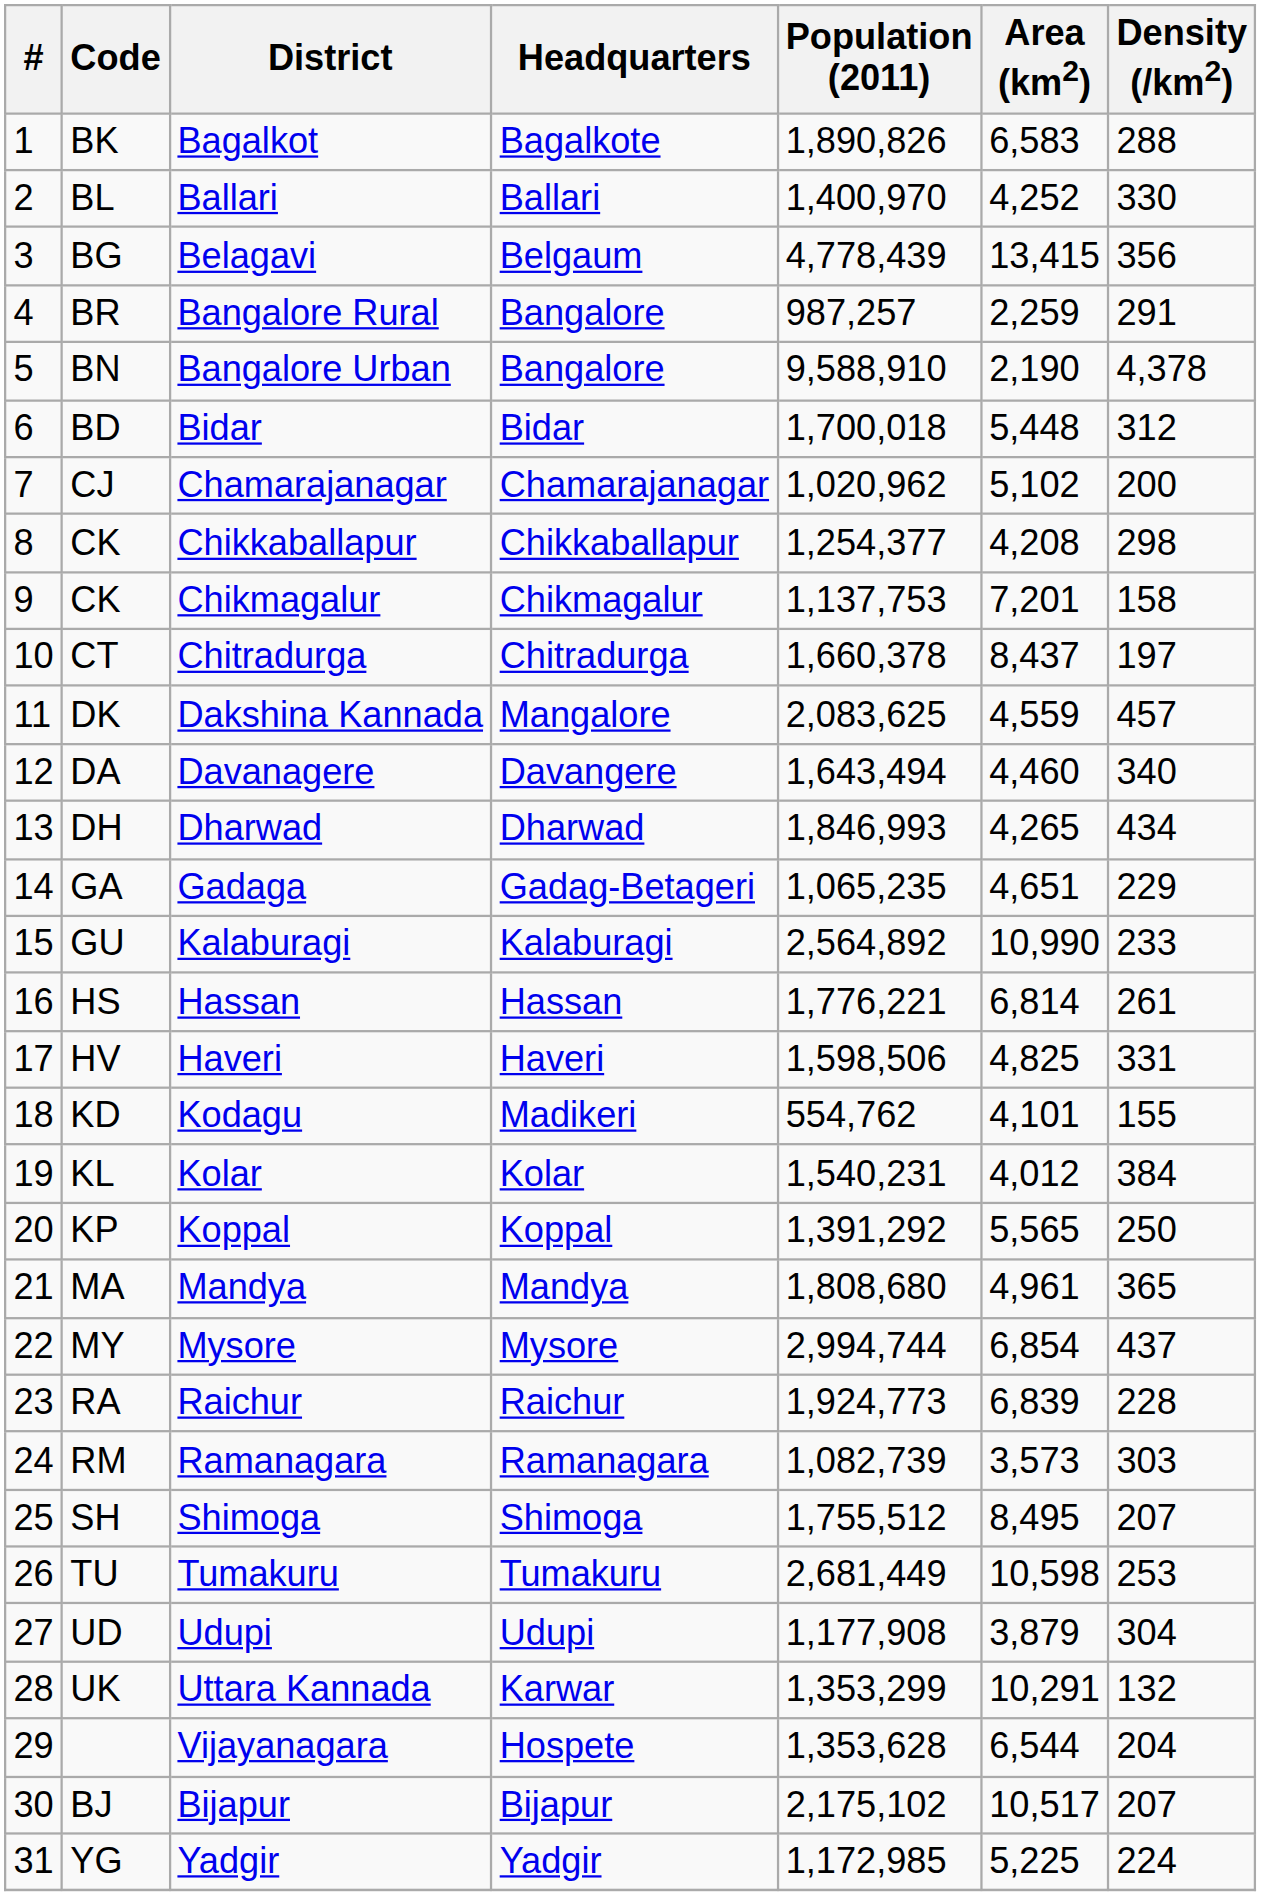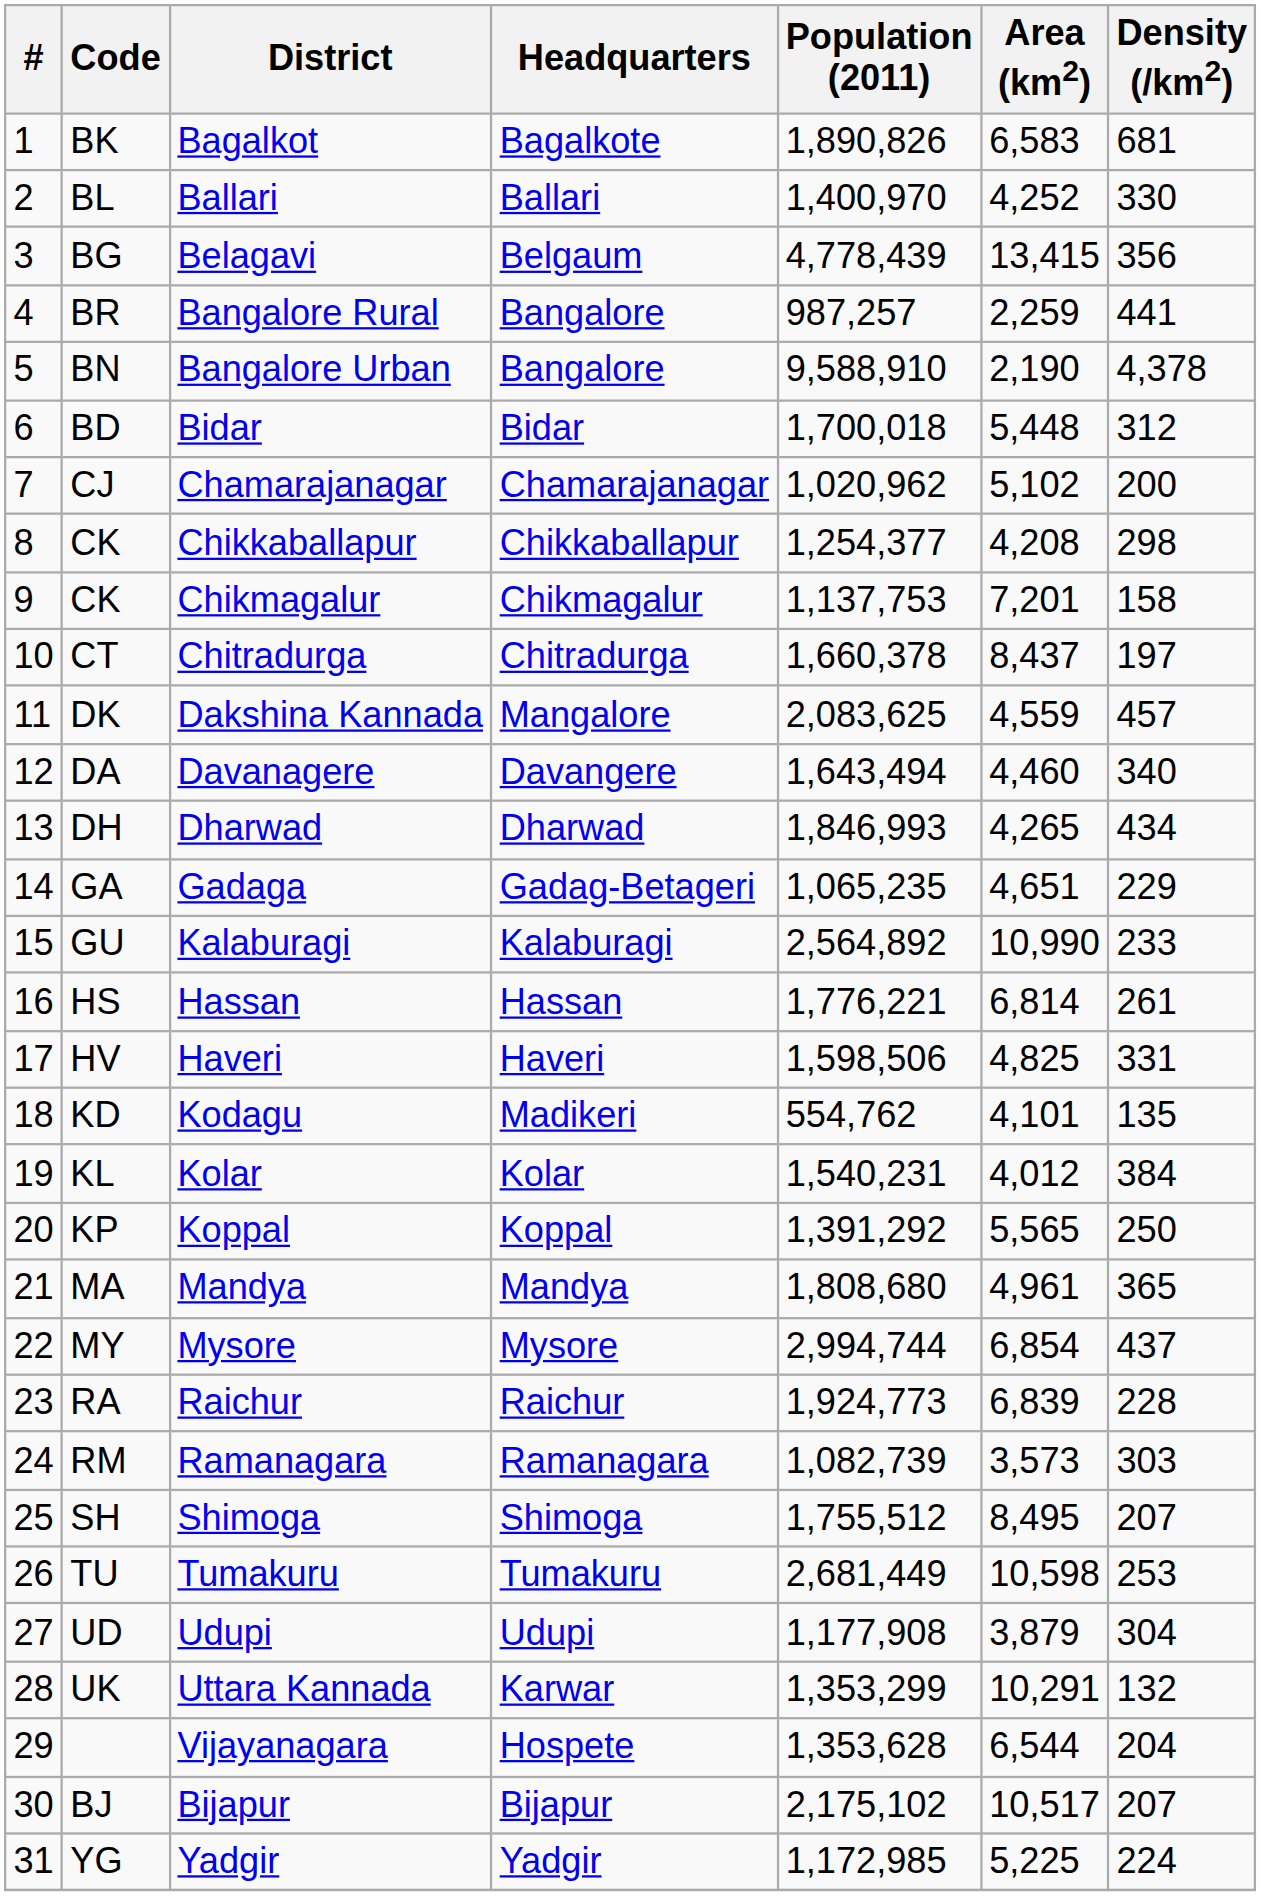(1147, 140) 288 -> (1147, 140) 681
(1147, 313) 291 -> (1147, 313) 441
(1147, 1115) 155 -> (1147, 1115) 135
